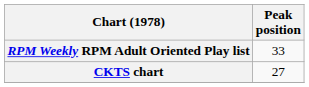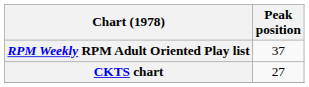(278, 51) 33 -> (278, 51) 37
